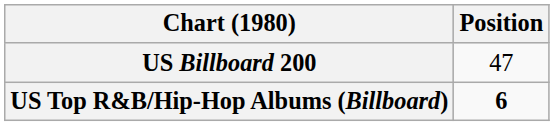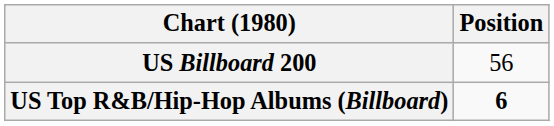(501, 62) 47 -> (501, 62) 56
